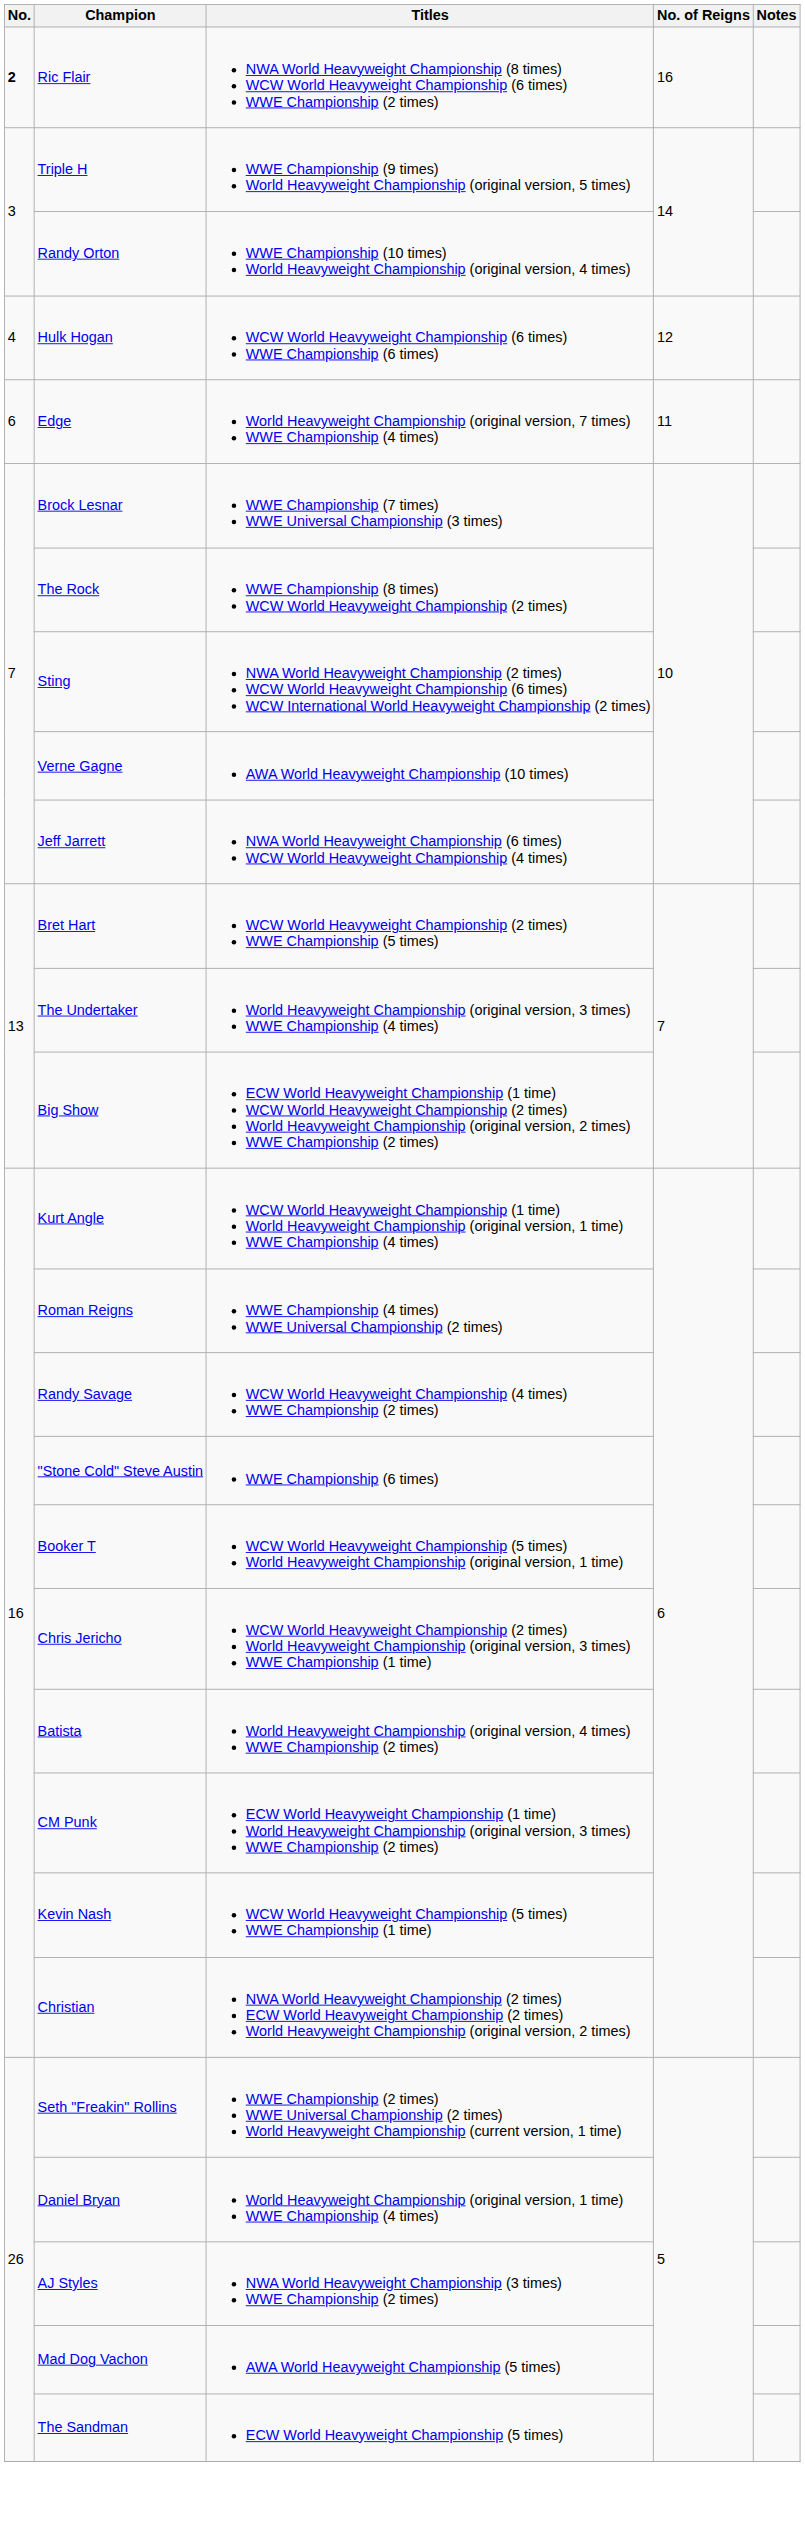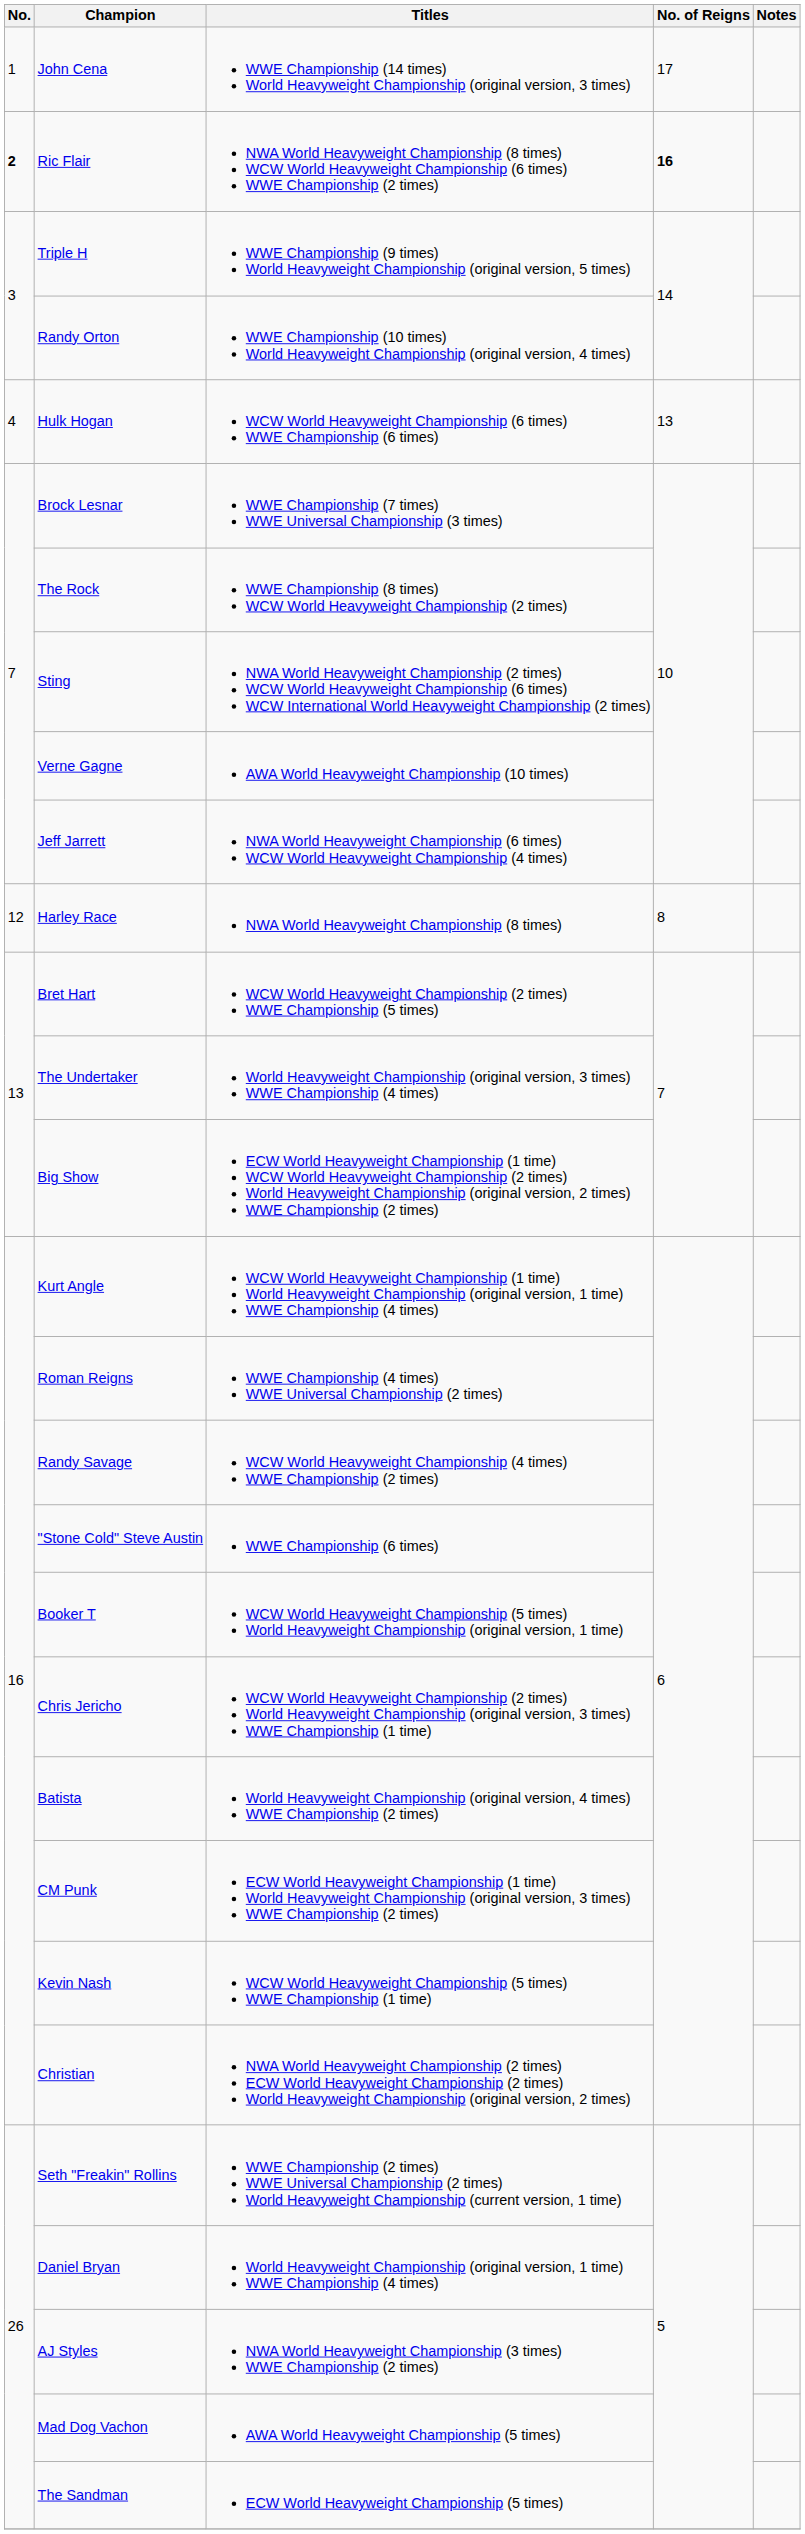+ row: (72, 69)
(665, 77) normal -> (665, 161) bold
(665, 337) 12 -> (665, 421) 13
- row: (54, 421)
+ row: (77, 917)
